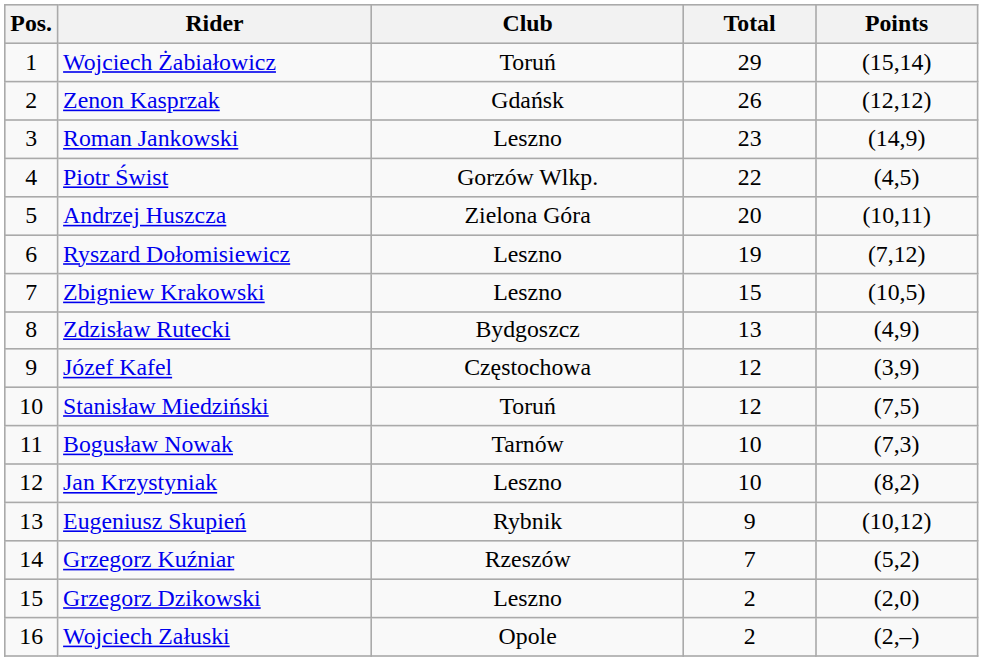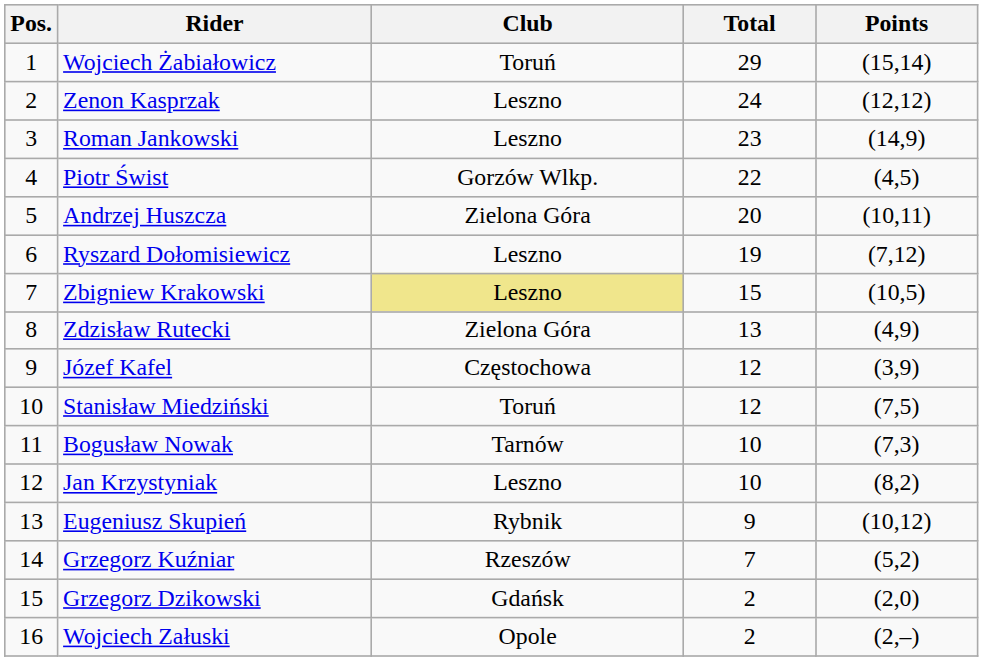(528, 100) Gdańsk -> (528, 100) Leszno
(750, 100) 26 -> (750, 100) 24
(528, 291) no background -> (528, 291) khaki background
(528, 329) Bydgoszcz -> (528, 329) Zielona Góra
(528, 598) Leszno -> (528, 598) Gdańsk
